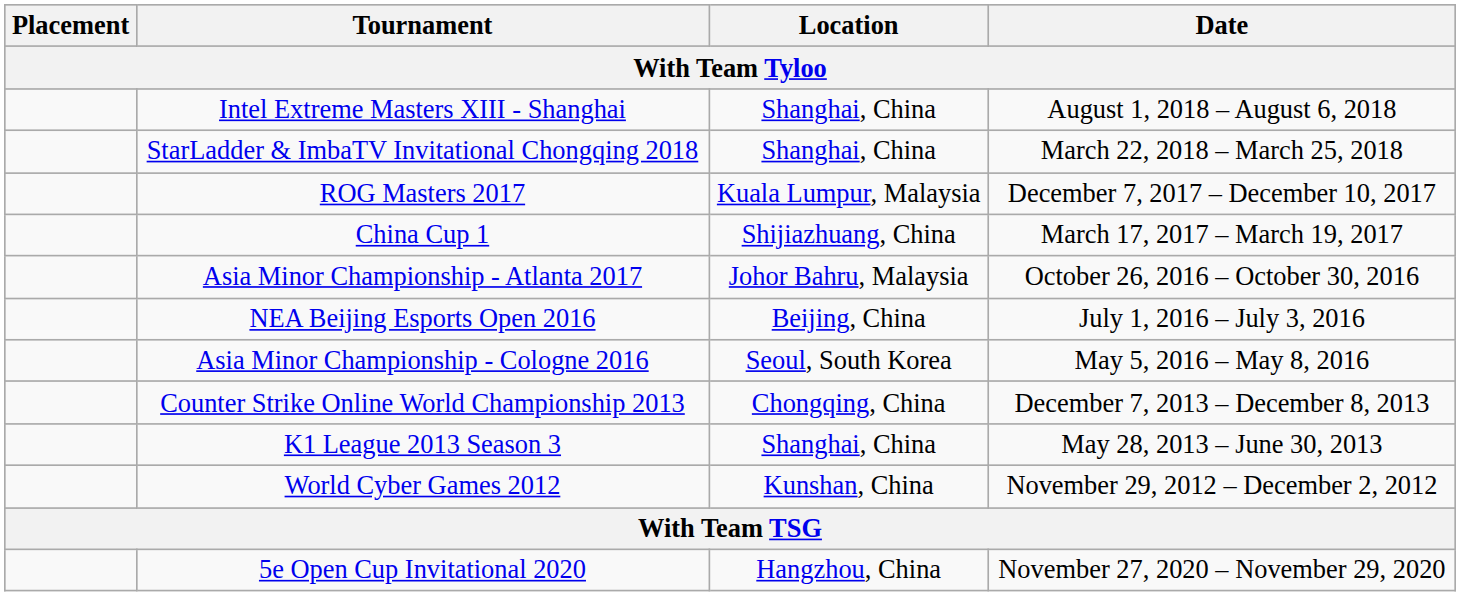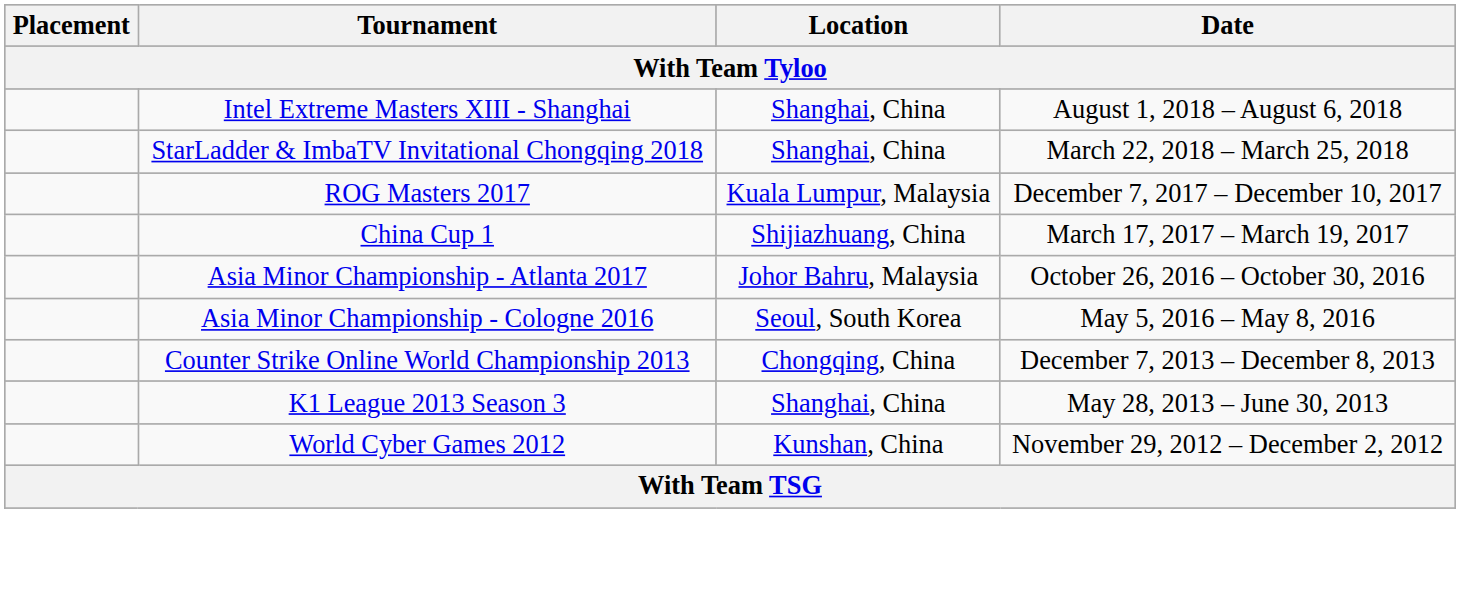- row: (422, 318)
- row: (422, 569)
